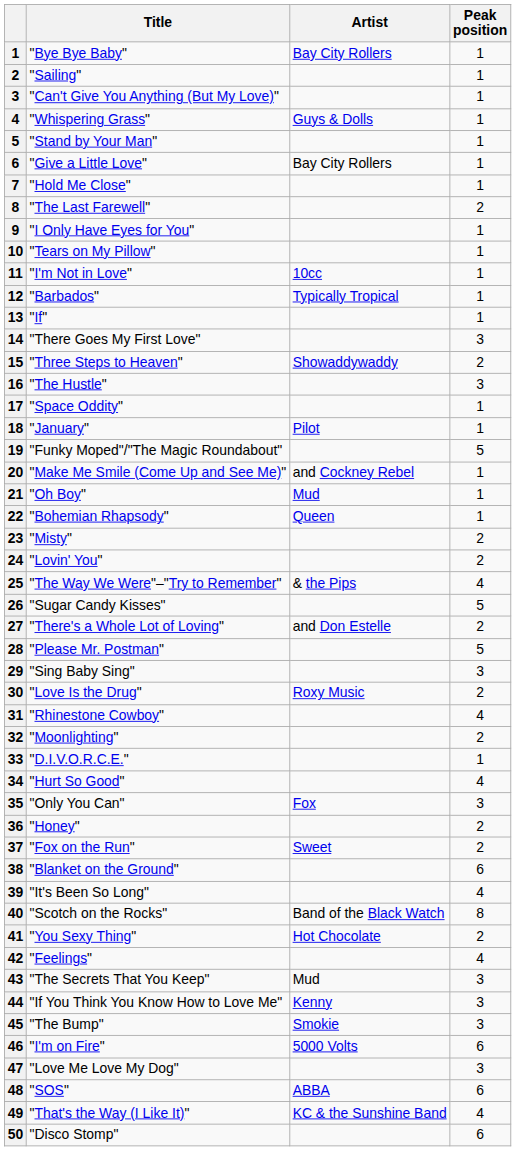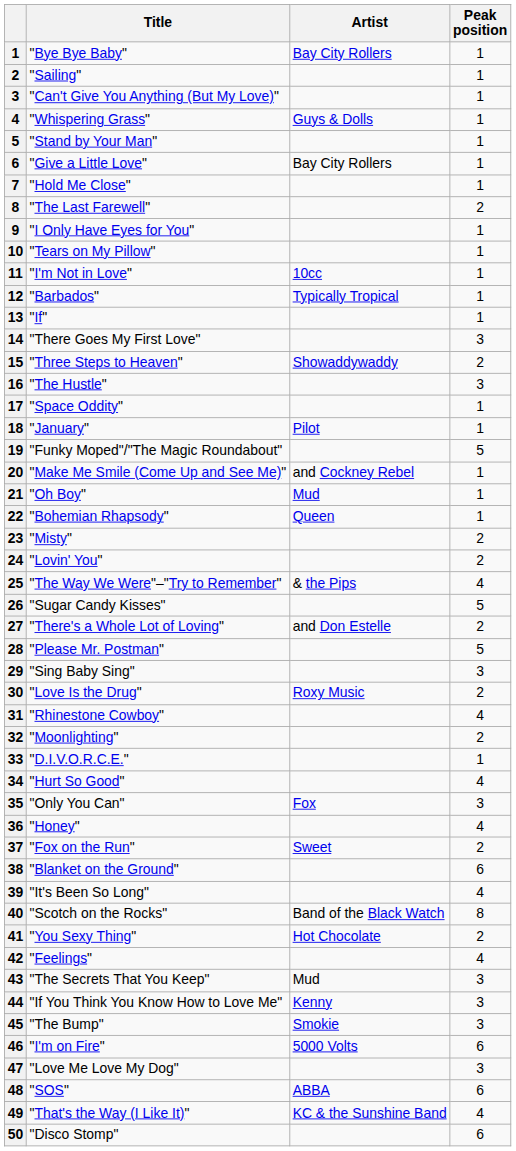(480, 825) 2 -> (480, 825) 4
